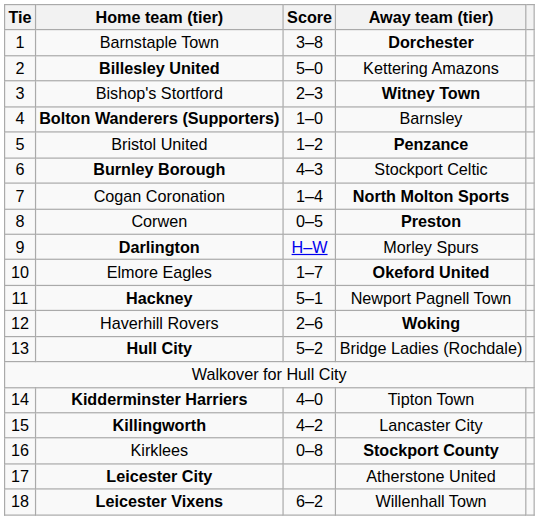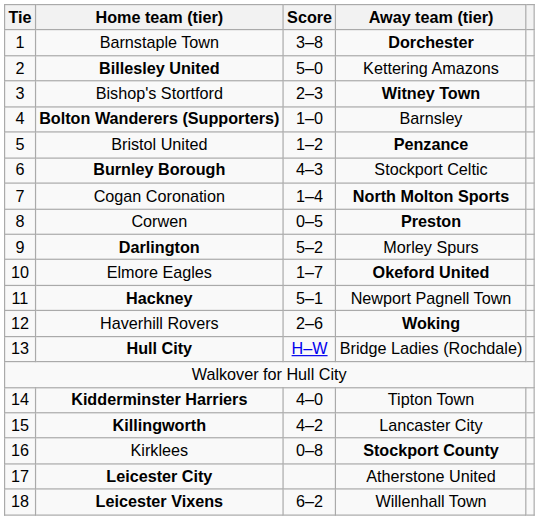(310, 247) H–W -> (310, 247) 5–2
(310, 349) 5–2 -> (310, 349) H–W
